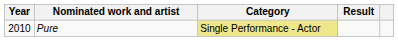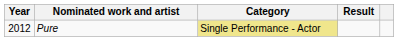(19, 28) 2010 -> (19, 28) 2012
